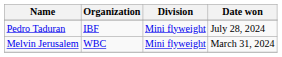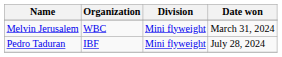rows swapped: (43, 44) <-> (36, 28)
